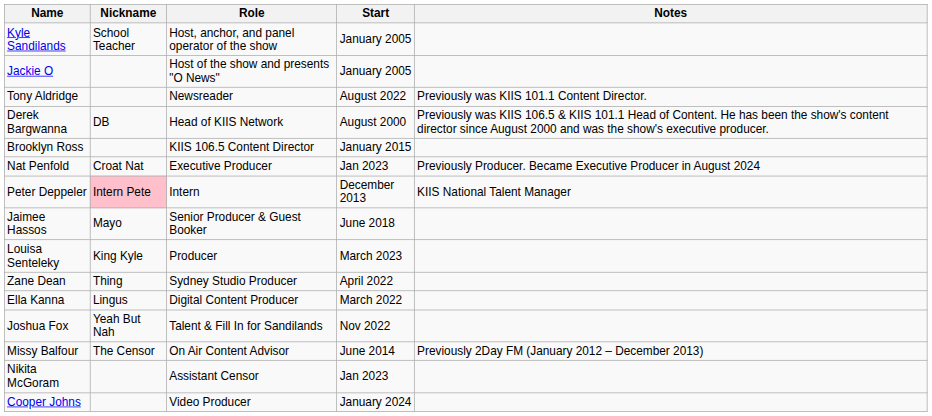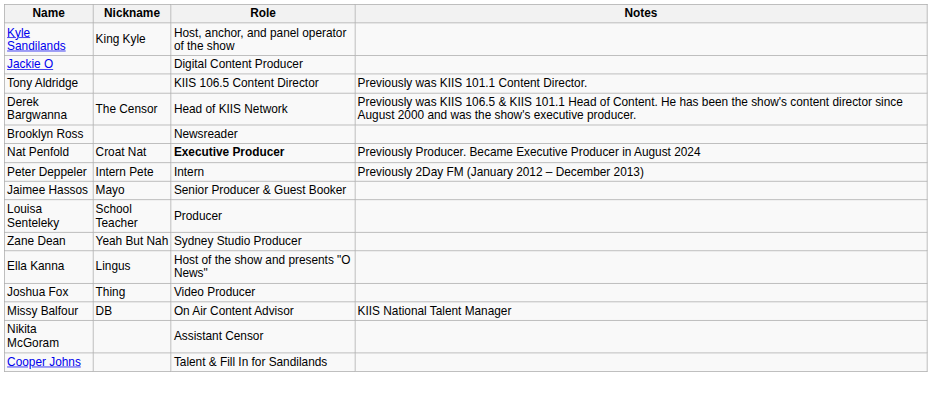- column: (376, 13)
(114, 39) School Teacher -> (121, 39) King Kyle
(249, 71) Host of the show and presents "O News" -> (238, 64) Digital Content Producer
(201, 96) Newsreader -> (246, 83) KIIS 106.5 Content Director
(101, 122) DB -> (127, 108) The Censor
(242, 147) KIIS 106.5 Content Director -> (206, 134) Newsreader
(221, 166) normal -> (229, 153) bold
(122, 191) pink background -> (125, 171) no background
(494, 191) KIIS National Talent Manager -> (501, 171) Previously 2Day FM (January 2012 – December 2013)
(118, 256) King Kyle -> (117, 216) School Teacher
(108, 281) Thing -> (132, 241) Yeah But Nah
(234, 300) Digital Content Producer -> (262, 267) Host of the show and presents "O News"
(117, 325) Yeah But Nah -> (110, 292) Thing
(246, 325) Talent & Fill In for Sandilands -> (215, 292) Video Producer
(124, 351) The Censor -> (104, 311) DB
(560, 351) Previously 2Day FM (January 2012 – December 2013) -> (435, 311) KIIS National Talent Manager
(210, 402) Video Producer -> (251, 362) Talent & Fill In for Sandilands
